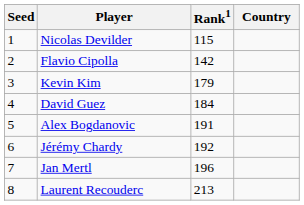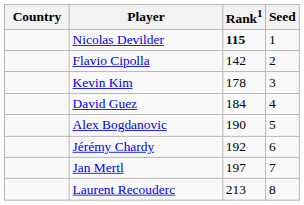columns swapped: (266, 16) <-> (21, 16)
(204, 40) normal -> (235, 40) bold
(204, 82) 179 -> (236, 82) 178
(204, 125) 191 -> (236, 125) 190
(204, 167) 196 -> (236, 167) 197
